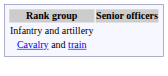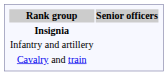+ row: (52, 30)
